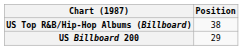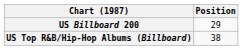rows swapped: (99, 38) <-> (99, 25)
